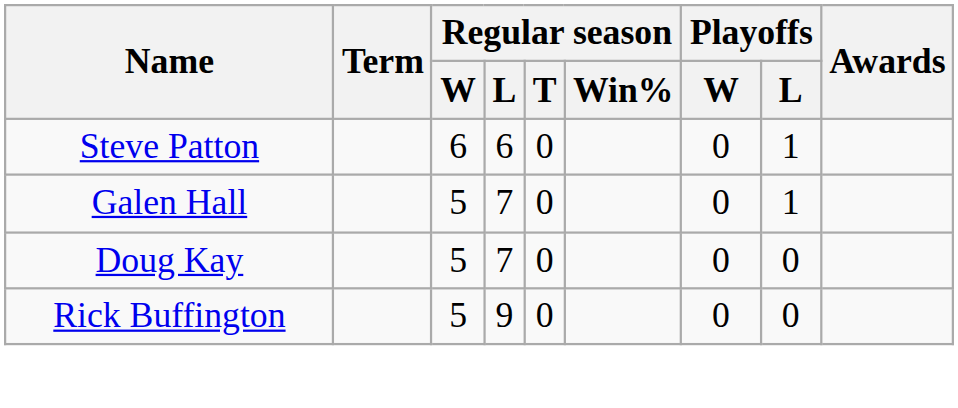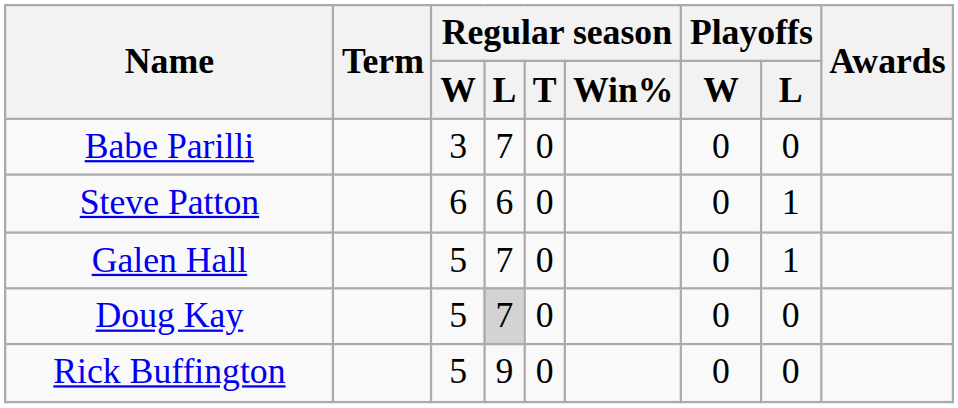+ row: (169, 145)
(504, 259) no background -> (504, 315) lightgrey background
